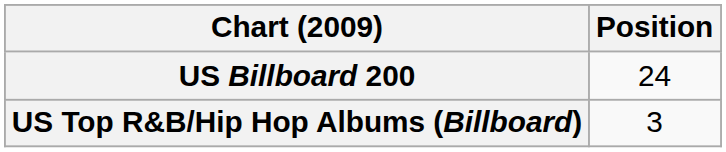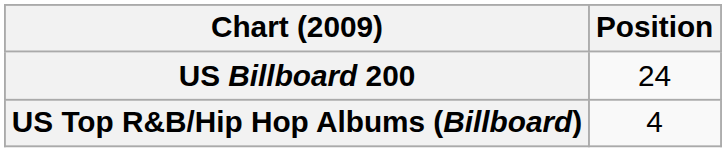(655, 122) 3 -> (655, 122) 4
